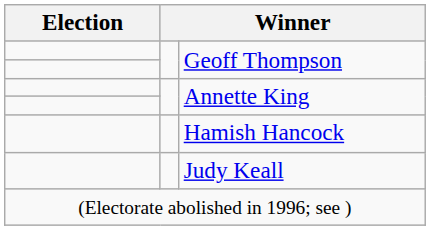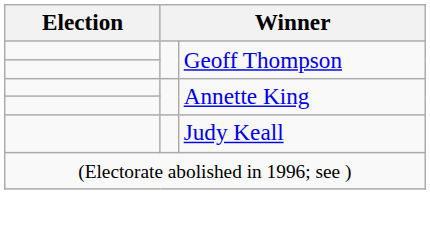- row: (83, 134)
